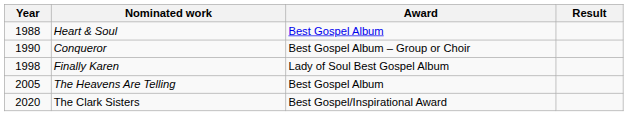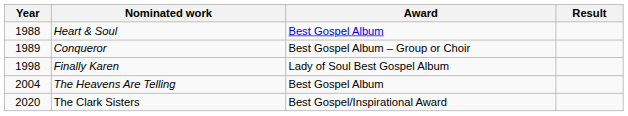(28, 48) 1990 -> (28, 48) 1989
(28, 84) 2005 -> (28, 84) 2004
